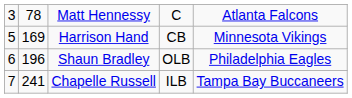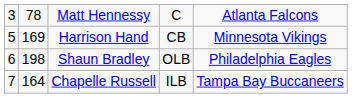(33, 59) 196 -> (33, 59) 198
(33, 81) 241 -> (33, 81) 164
